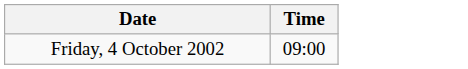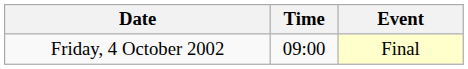+ column: (401, 19)
